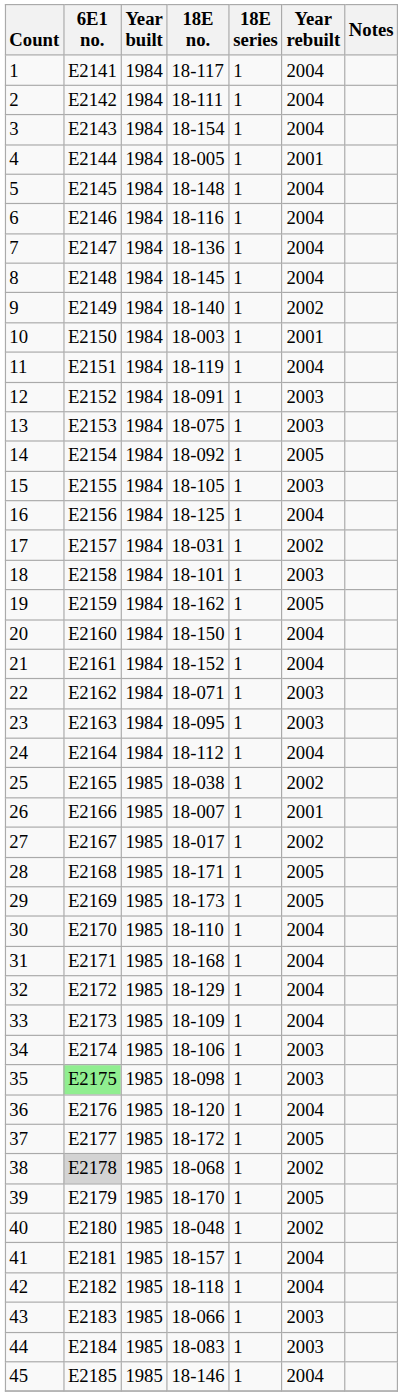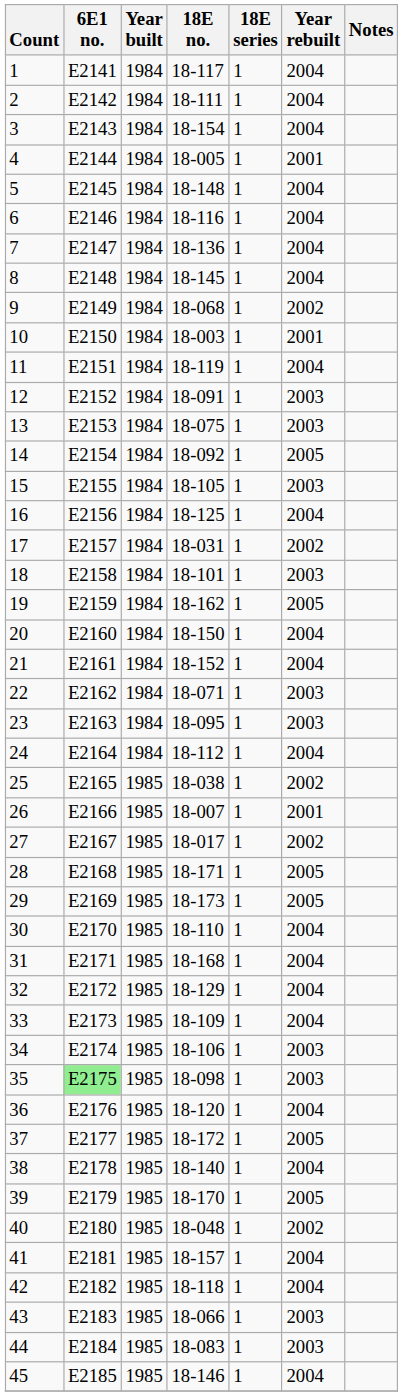(198, 307) 18-140 -> (198, 307) 18-068
(92, 1168) lightgrey background -> (92, 1168) no background
(198, 1168) 18-068 -> (198, 1168) 18-140
(305, 1168) 2002 -> (305, 1168) 2004
